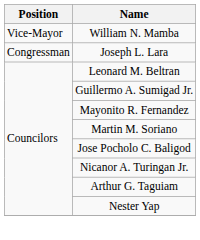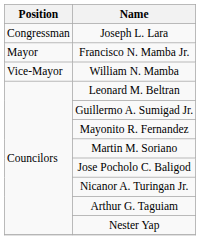rows swapped: (134, 52) <-> (134, 33)
+ row: (134, 52)
